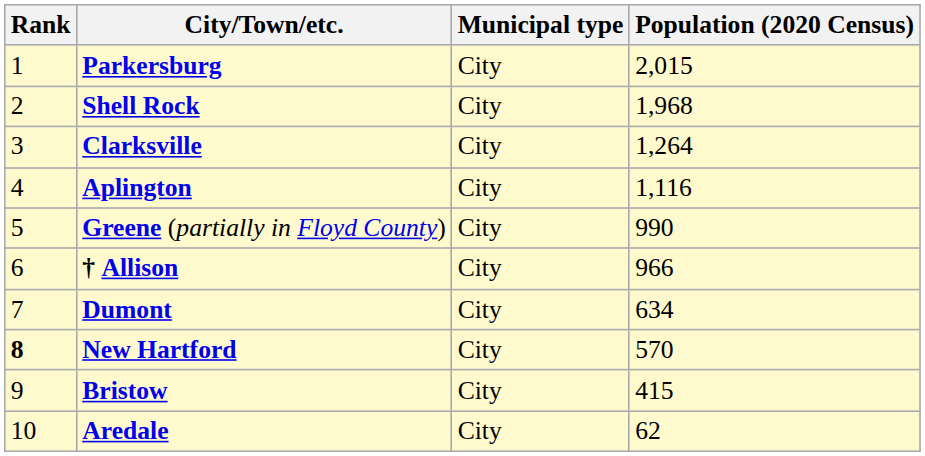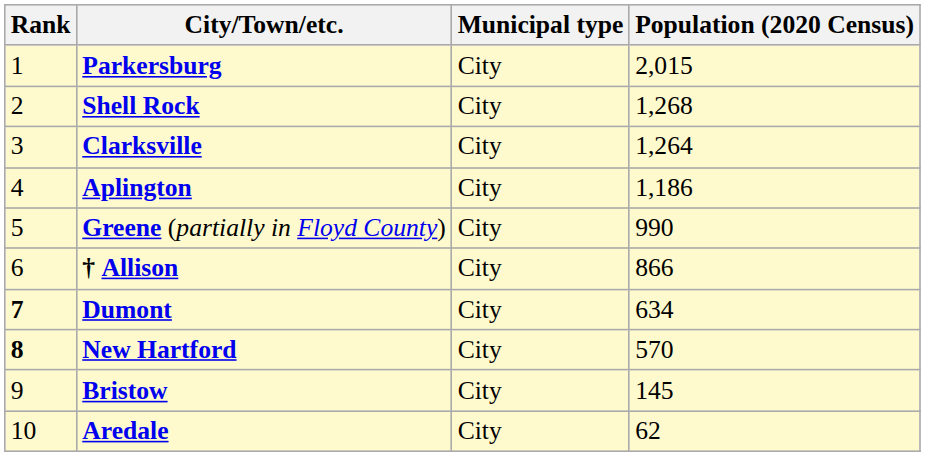(664, 106) 1,968 -> (664, 106) 1,268
(663, 187) 1,116 -> (664, 187) 1,186
(654, 268) 966 -> (654, 268) 866
(17, 308) normal -> (17, 308) bold
(654, 390) 415 -> (654, 390) 145
